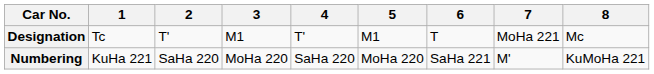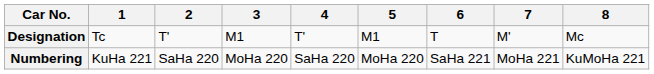(528, 36) MoHa 221 -> (504, 36) M'
(504, 58) M' -> (528, 58) MoHa 221
